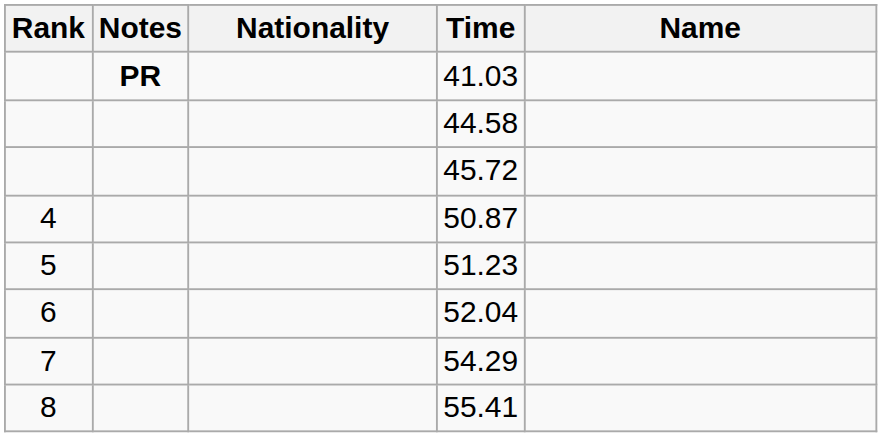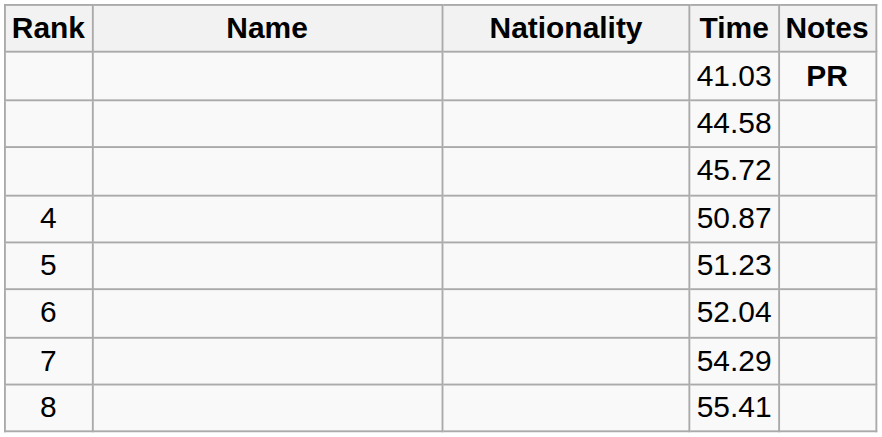columns swapped: (700, 28) <-> (140, 28)
